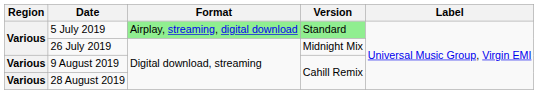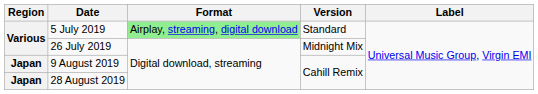(324, 30) lightgreen background -> (324, 30) no background
(26, 64) Various -> (26, 64) Japan
(26, 81) Various -> (26, 81) Japan
